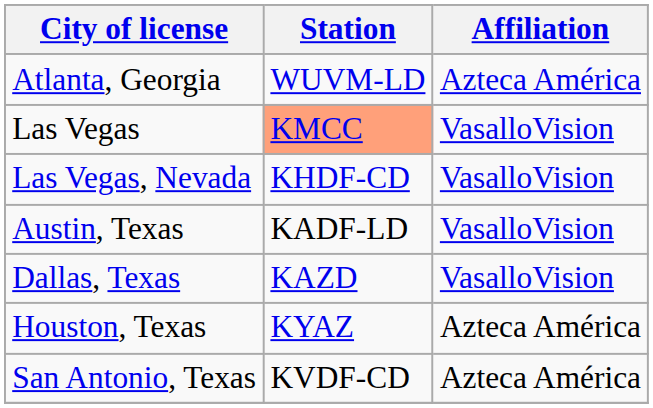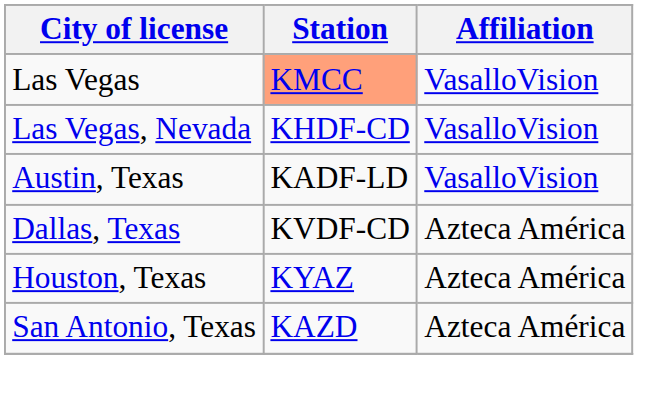- row: (116, 79)
(314, 278) KAZD -> (340, 228) KVDF-CD
(527, 278) VasalloVision -> (525, 228) Azteca América
(340, 377) KVDF-CD -> (314, 327) KAZD
